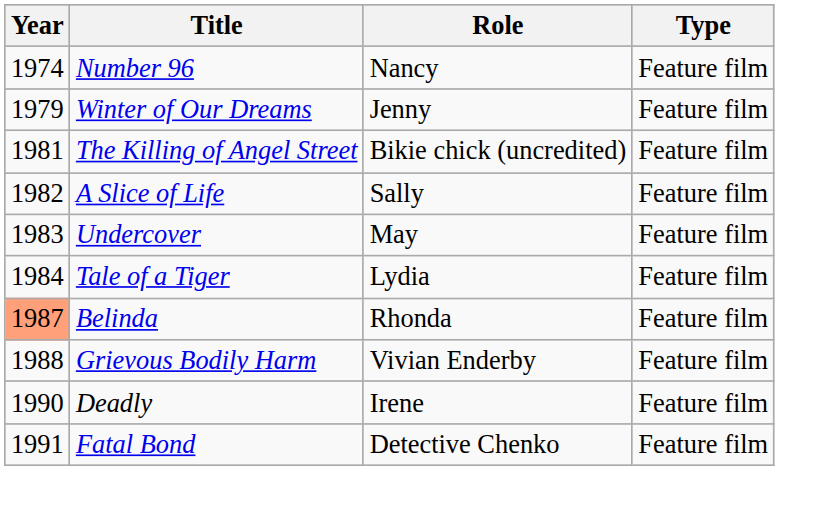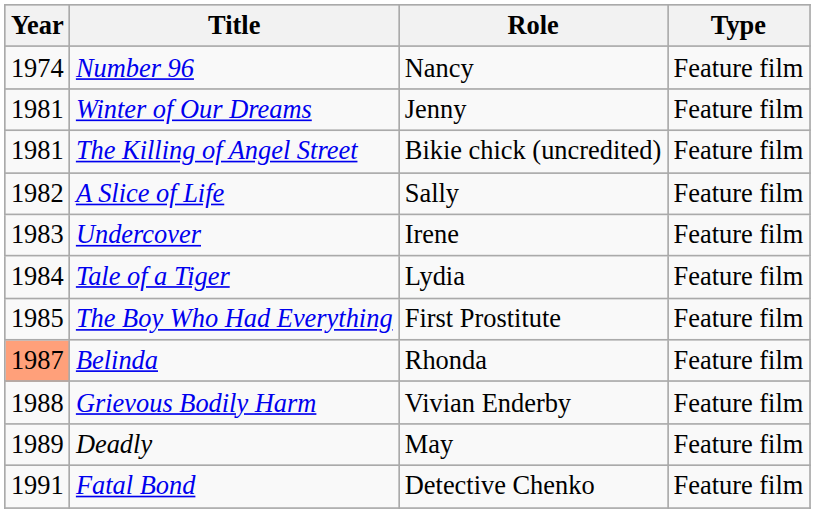(37, 109) 1979 -> (37, 109) 1981
(394, 234) May -> (432, 234) Irene
+ row: (234, 318)
(37, 402) 1990 -> (37, 444) 1989
(397, 402) Irene -> (429, 444) May
